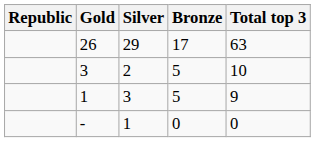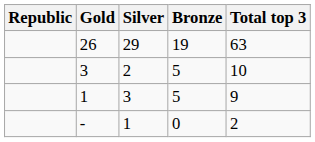(180, 44) 17 -> (180, 44) 19
(234, 123) 0 -> (234, 123) 2
